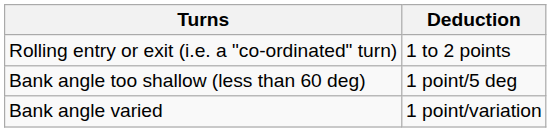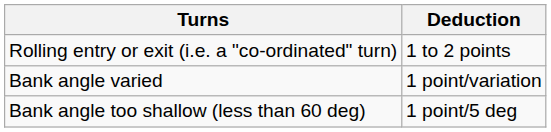rows swapped: (187, 80) <-> (86, 111)
